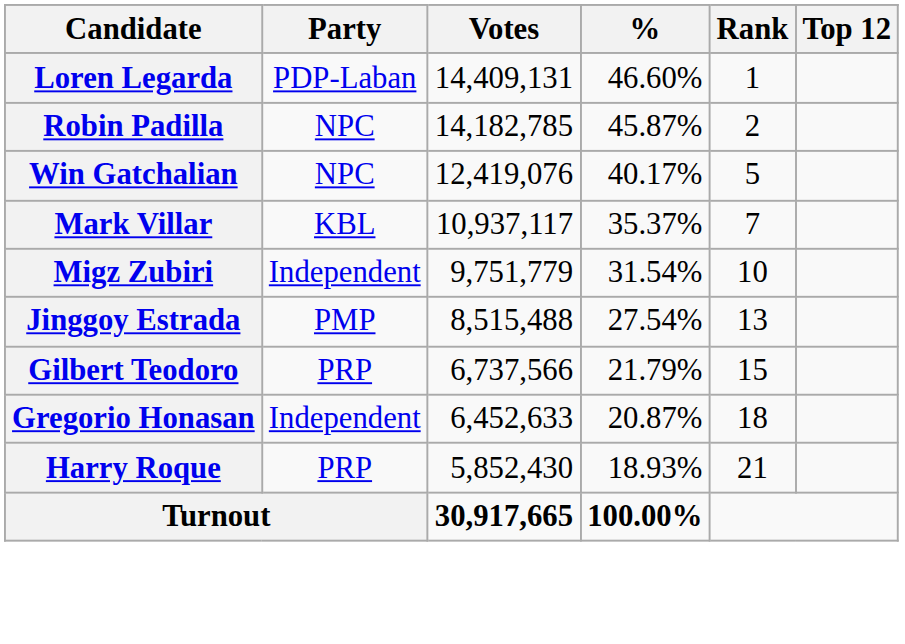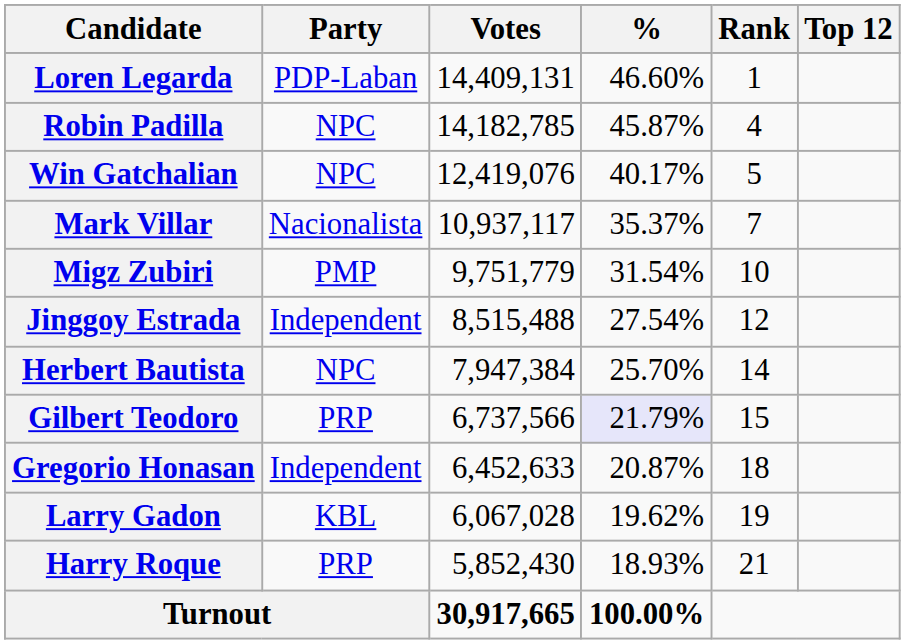(752, 126) 2 -> (754, 126) 4
(345, 223) KBL -> (346, 223) Nacionalista
(345, 272) Independent -> (346, 272) PMP
(345, 321) PMP -> (346, 321) Independent
(752, 321) 13 -> (754, 321) 12
+ row: (133, 369)
(655, 369) no background -> (657, 418) lavender background
+ row: (133, 516)
